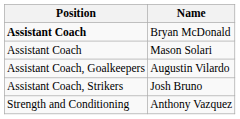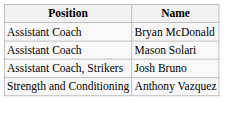(47, 31) bold -> (44, 31) normal
- row: (190, 68)
